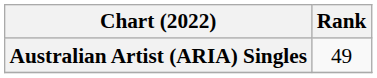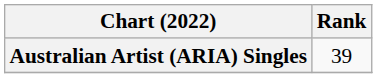(342, 55) 49 -> (342, 55) 39
